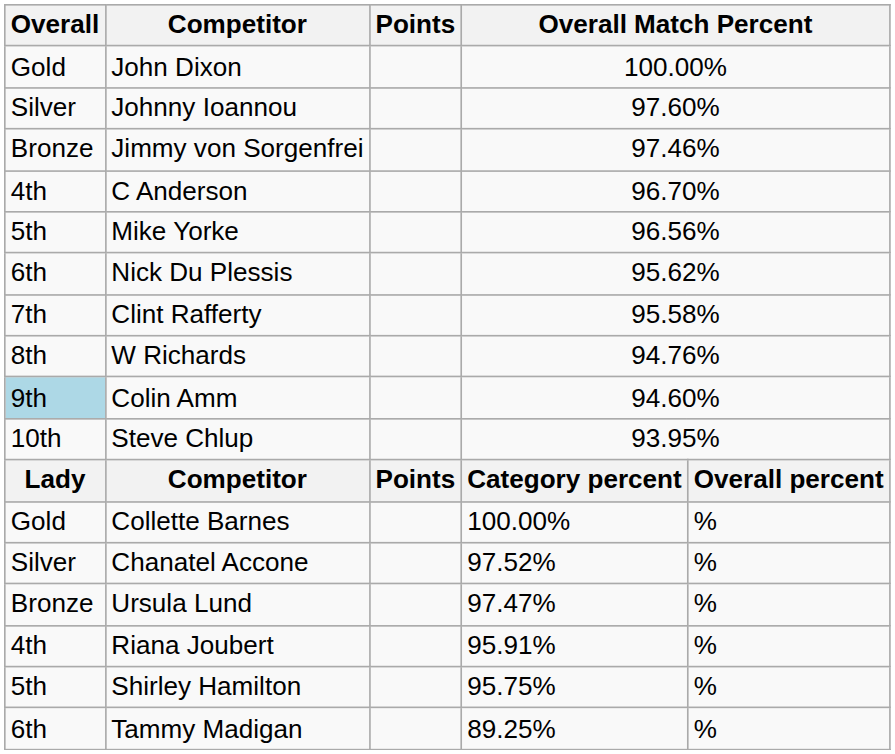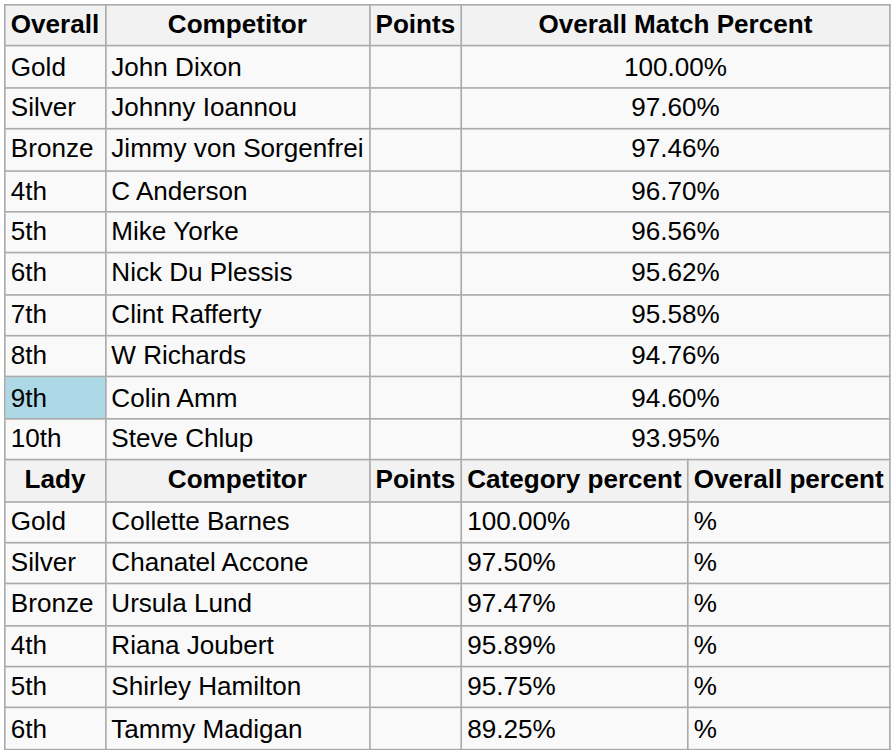(511, 562) 97.52% -> (511, 562) 97.50%
(511, 645) 95.91% -> (511, 645) 95.89%
